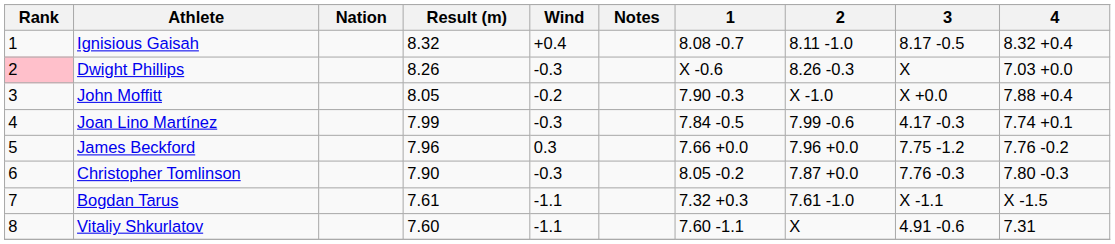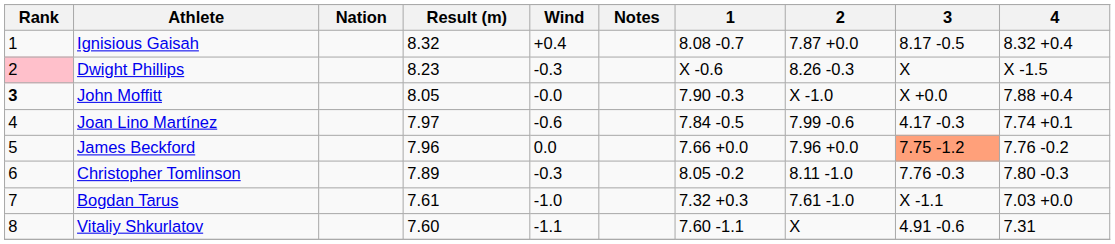(821, 43) 8.11 -1.0 -> (824, 43) 7.87 +0.0
(423, 69) 8.26 -> (423, 69) 8.23
(1038, 69) 7.03 +0.0 -> (1026, 69) X -1.5
(13, 95) normal -> (13, 95) bold
(548, 95) -0.2 -> (548, 95) -0.0
(423, 122) 7.99 -> (423, 122) 7.97
(548, 122) -0.3 -> (548, 122) -0.6
(545, 148) 0.3 -> (545, 148) 0.0
(932, 148) no background -> (932, 148) lightsalmon background
(423, 174) 7.90 -> (423, 174) 7.89
(824, 174) 7.87 +0.0 -> (821, 174) 8.11 -1.0
(548, 200) -1.1 -> (548, 200) -1.0
(1026, 200) X -1.5 -> (1038, 200) 7.03 +0.0
